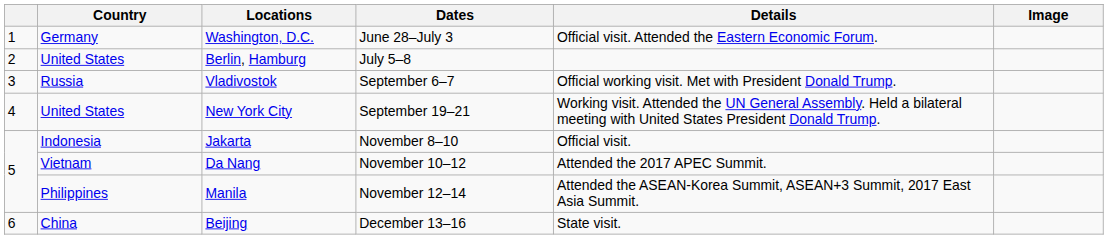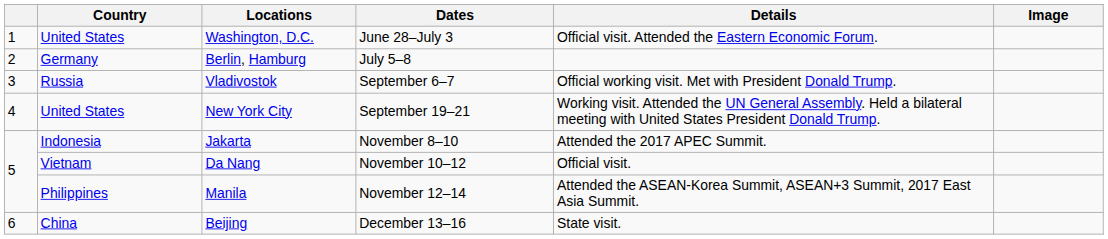(69, 37) Germany -> (82, 37) United States
(82, 59) United States -> (69, 59) Germany
(594, 141) Official visit. -> (662, 141) Attended the 2017 APEC Summit.
(662, 163) Attended the 2017 APEC Summit. -> (594, 163) Official visit.
